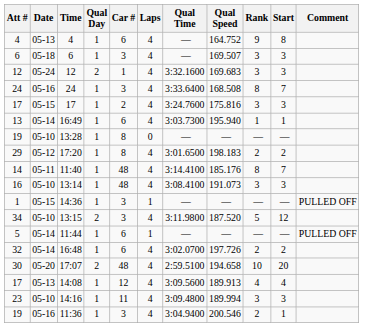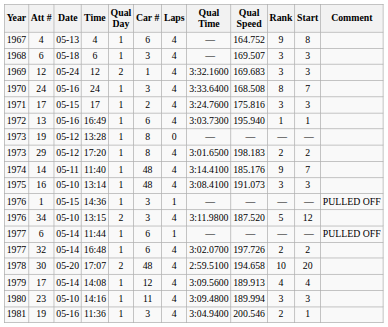+ column: (16, 18)
(44, 121) 05-14 -> (68, 121) 05-16
(44, 137) 05-10 -> (68, 137) 05-12
(257, 169) 8 -> (281, 169) 9
(17, 234) 5 -> (41, 234) 6
(44, 282) 05-13 -> (68, 282) 05-14
